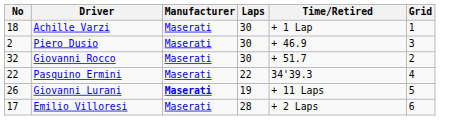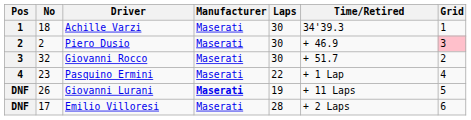+ column: (20, 13)
(292, 28) + 1 Lap -> (323, 28) 34'39.3
(412, 44) no background -> (443, 44) pink background
(13, 76) 22 -> (44, 76) 23
(292, 76) 34'39.3 -> (323, 76) + 1 Lap
